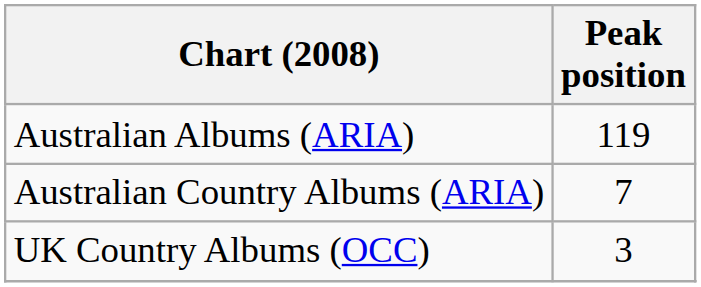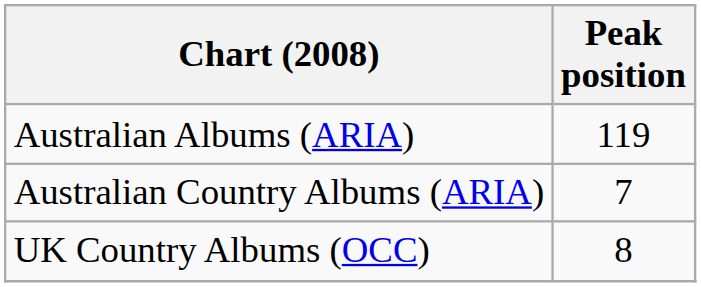(623, 250) 3 -> (623, 250) 8
